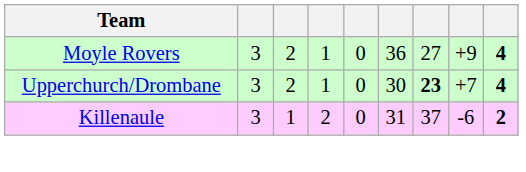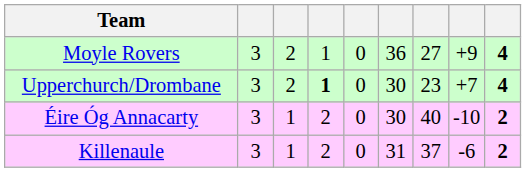(326, 85) normal -> (326, 85) bold
(431, 85) bold -> (431, 85) normal
+ row: (121, 118)
